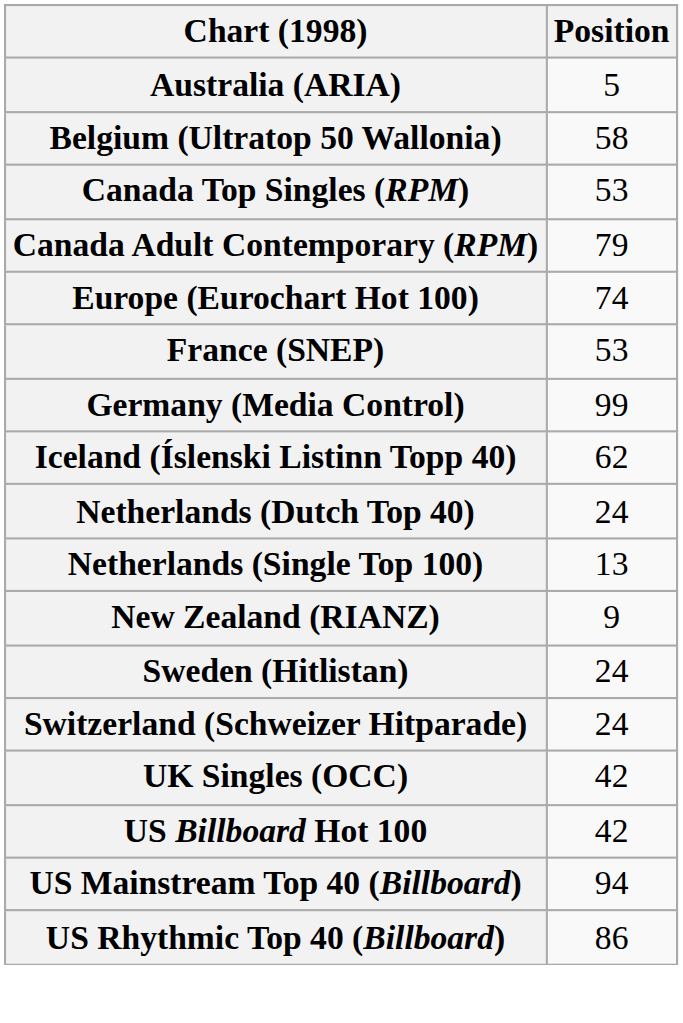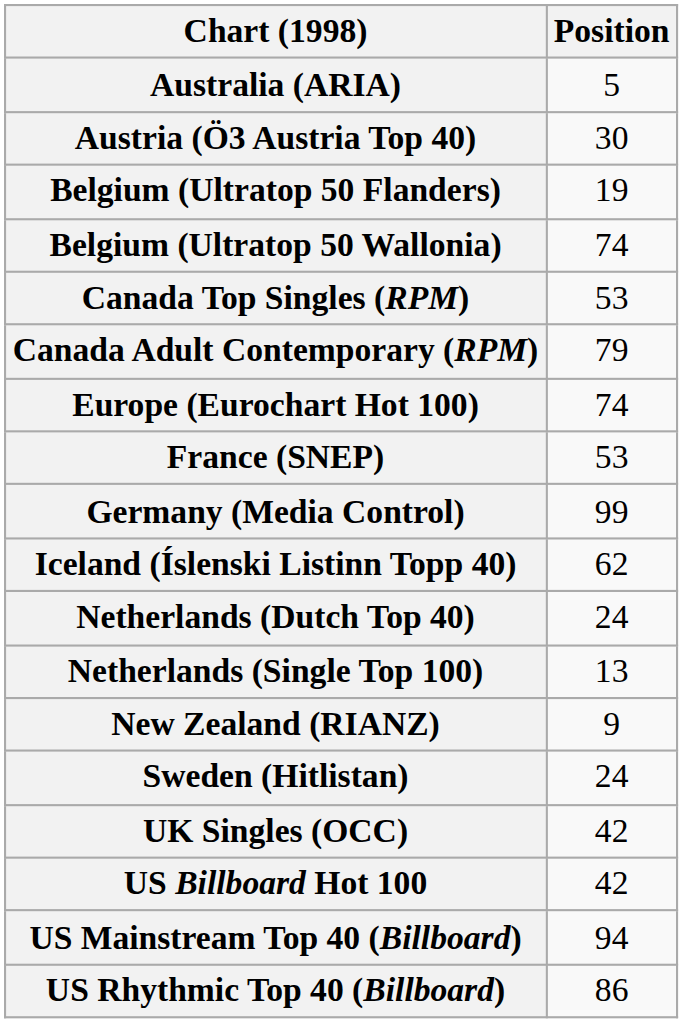+ row: (276, 137)
+ row: (276, 191)
(612, 137) 58 -> (612, 244) 74
- row: (276, 723)
